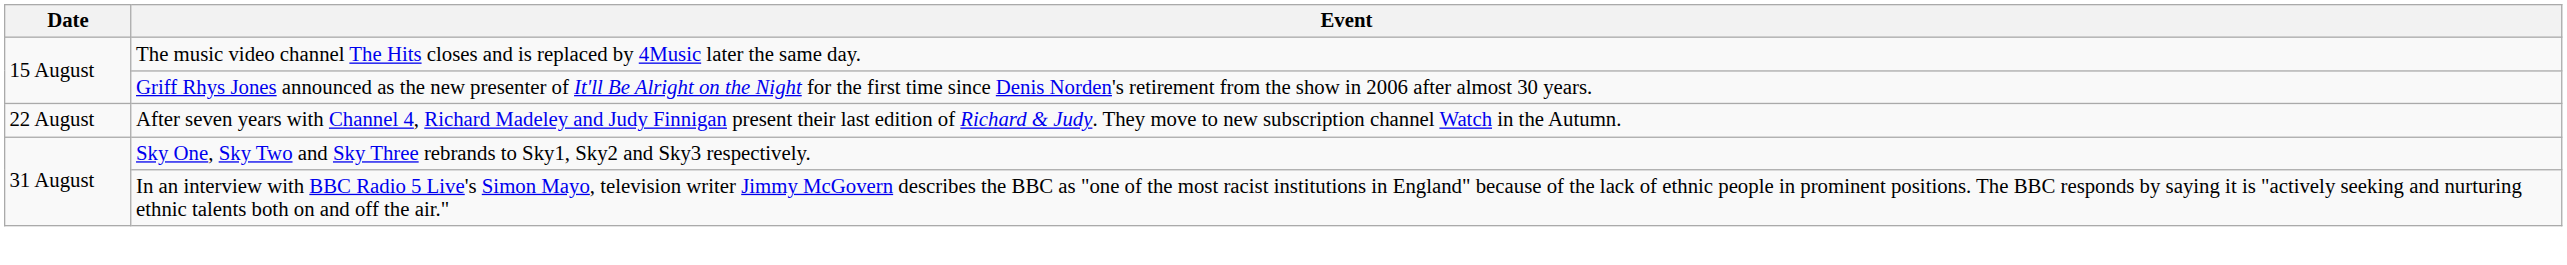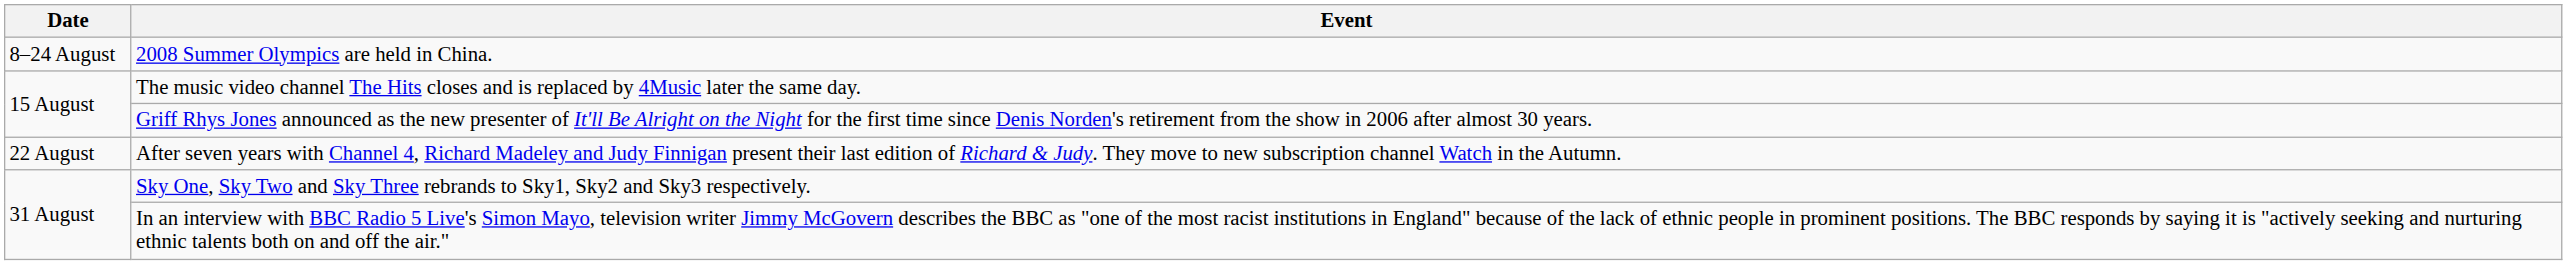+ row: (314, 53)
